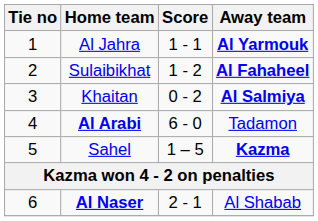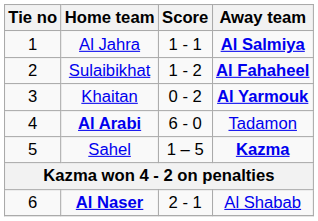(263, 44) Al Yarmouk -> (263, 44) Al Salmiya
(263, 96) Al Salmiya -> (263, 96) Al Yarmouk
